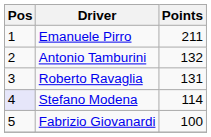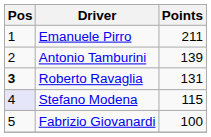(192, 57) 132 -> (192, 57) 139
(11, 78) normal -> (11, 78) bold
(192, 100) 114 -> (192, 100) 115
